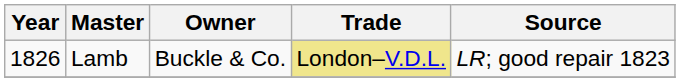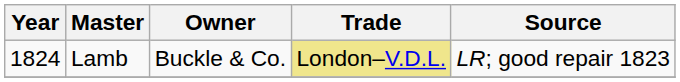(35, 58) 1826 -> (35, 58) 1824
